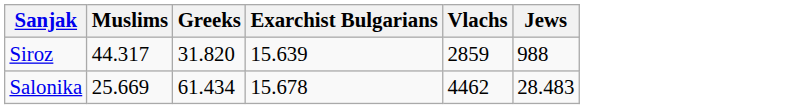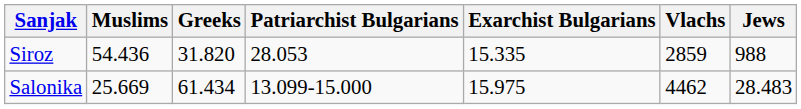+ column: (355, 20)
(120, 53) 44.317 -> (120, 53) 54.436
(279, 53) 15.639 -> (497, 53) 15.335
(279, 86) 15.678 -> (497, 86) 15.975
